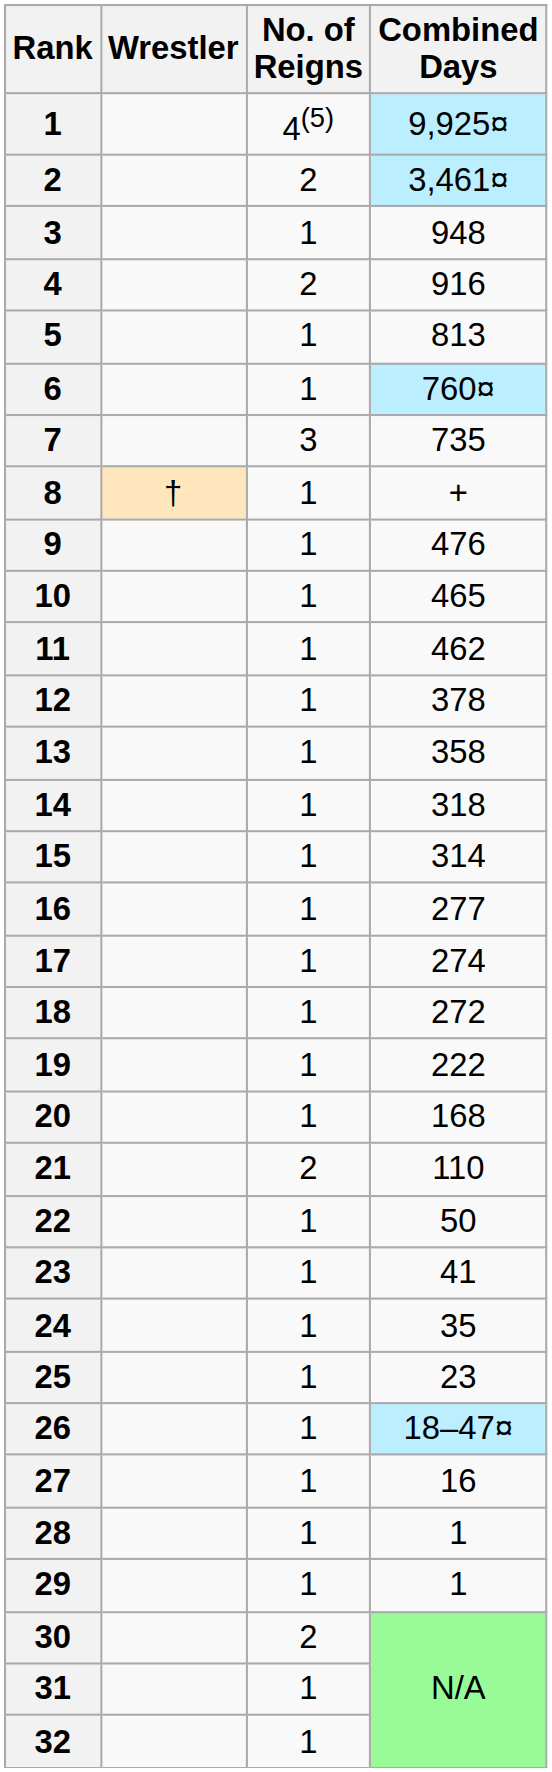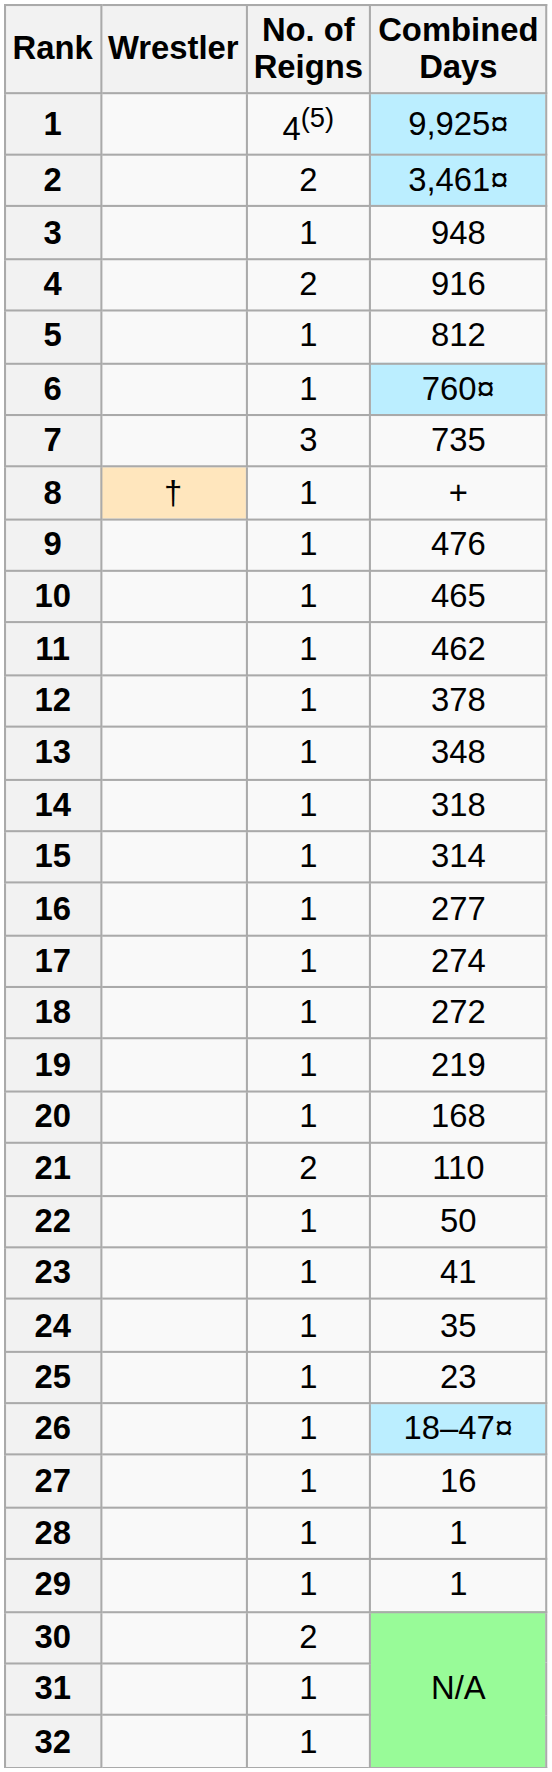(458, 336) 813 -> (458, 336) 812
(458, 752) 358 -> (458, 752) 348
(458, 1064) 222 -> (458, 1064) 219
